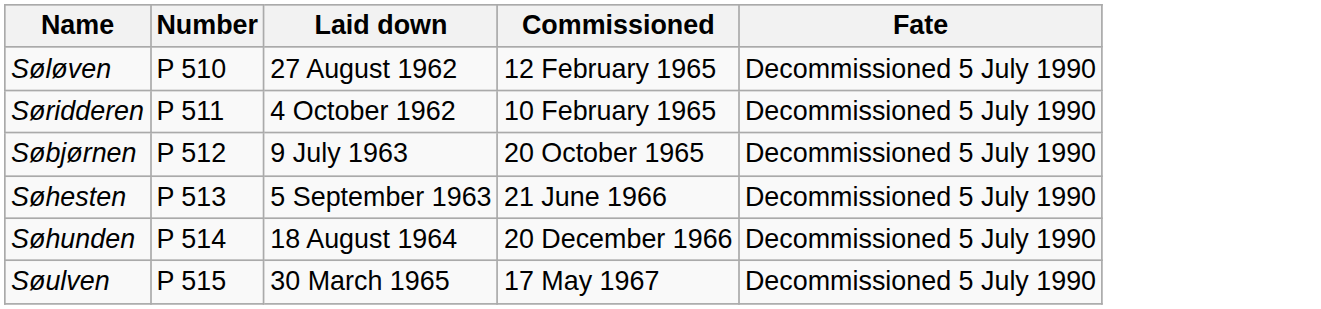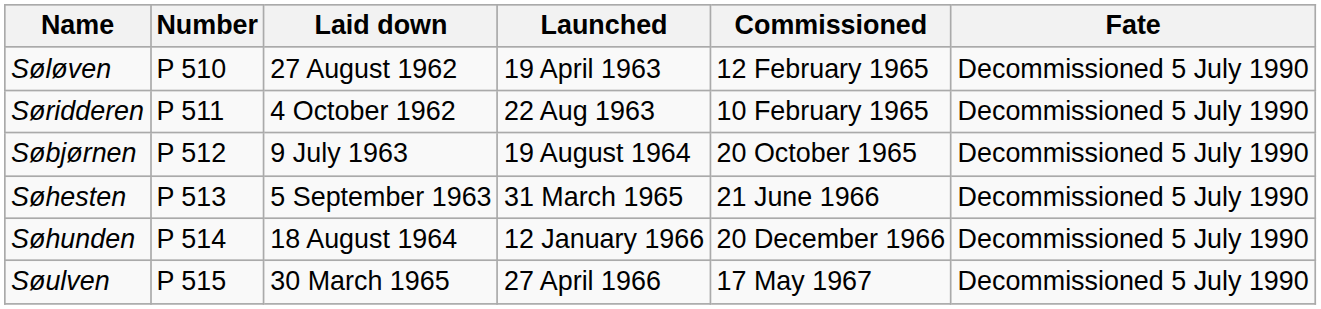+ column: (604, 25)
